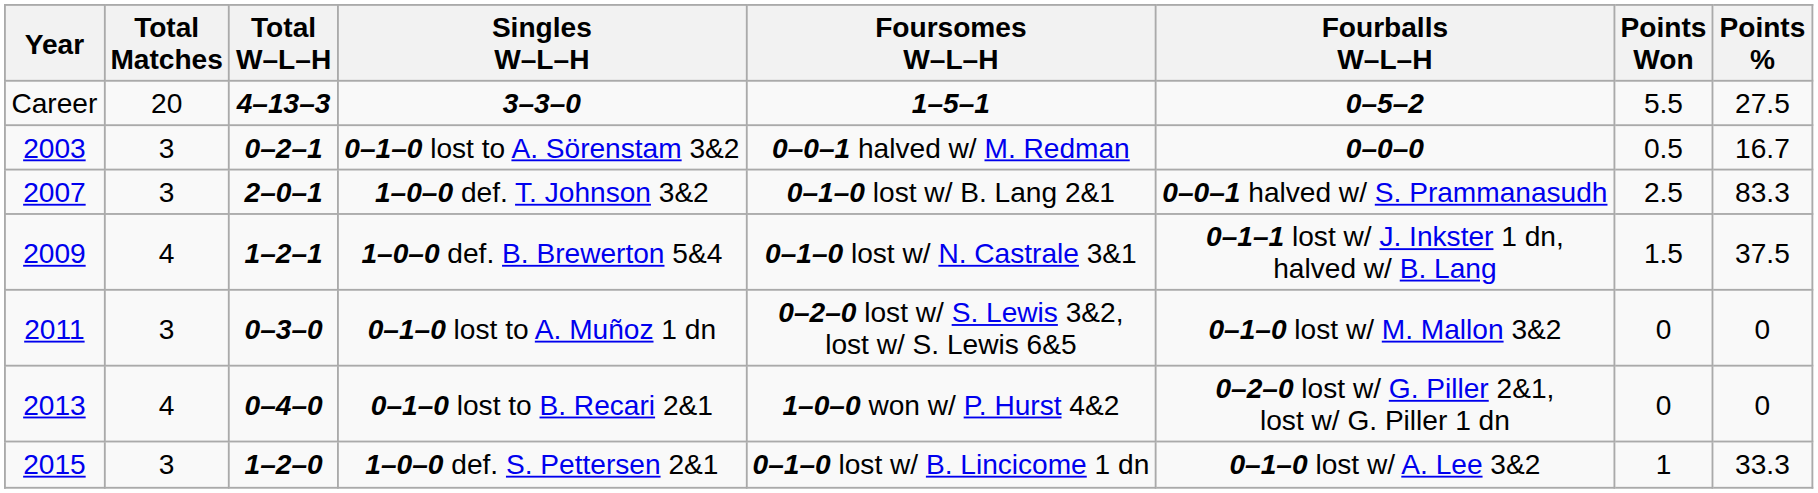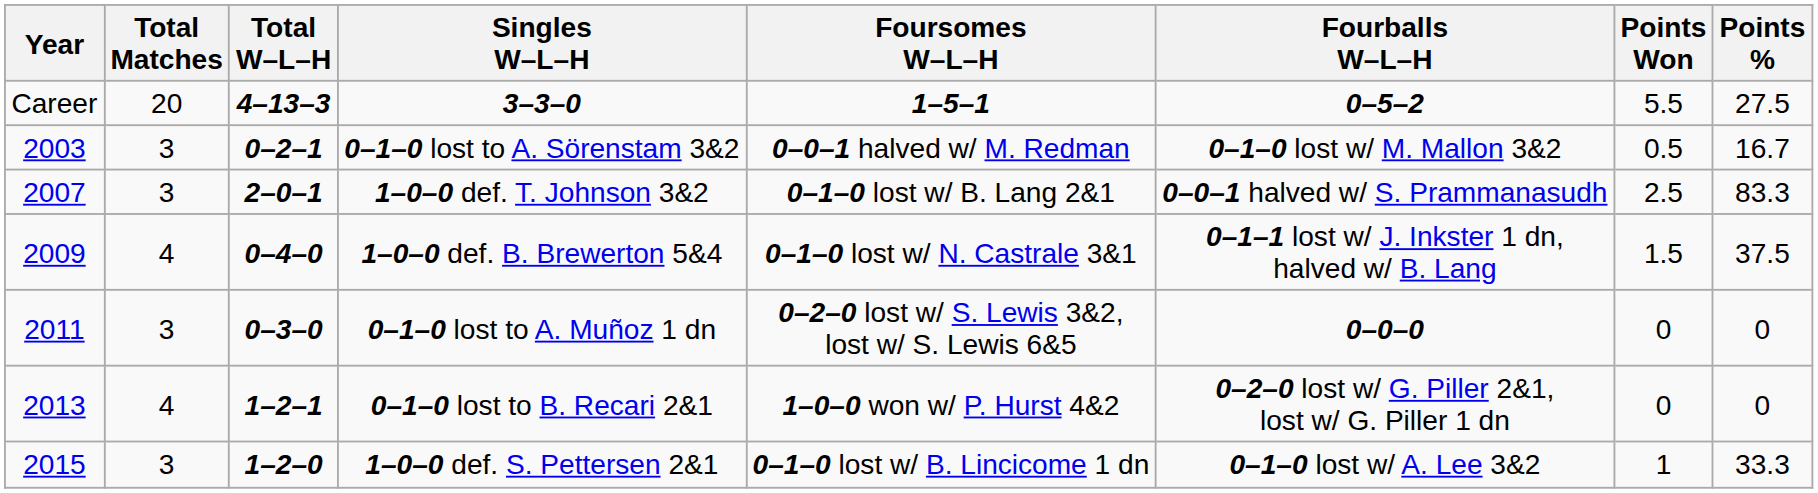(1385, 148) 0–0–0 -> (1385, 148) 0–1–0 lost w/ M. Mallon 3&2
(284, 253) 1–2–1 -> (284, 253) 0–4–0
(1385, 329) 0–1–0 lost w/ M. Mallon 3&2 -> (1385, 329) 0–0–0
(284, 405) 0–4–0 -> (284, 405) 1–2–1
